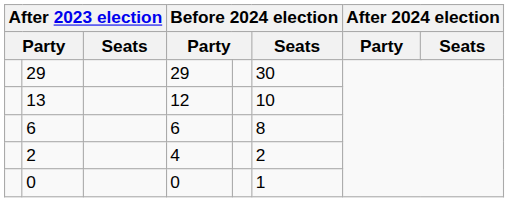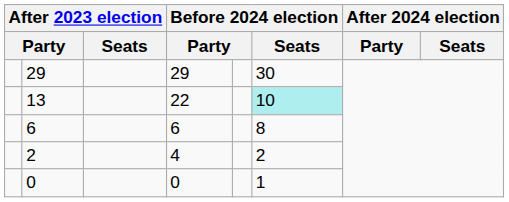(180, 100) 12 -> (180, 100) 22
(265, 100) no background -> (265, 100) paleturquoise background
